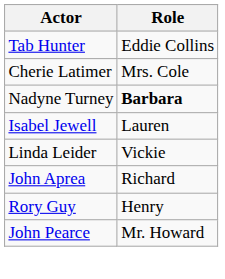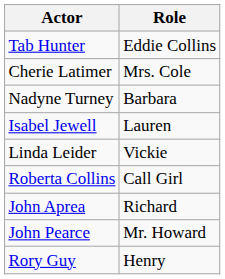(152, 98) bold -> (150, 98) normal
+ row: (62, 179)
rows swapped: (42, 206) <-> (49, 233)
